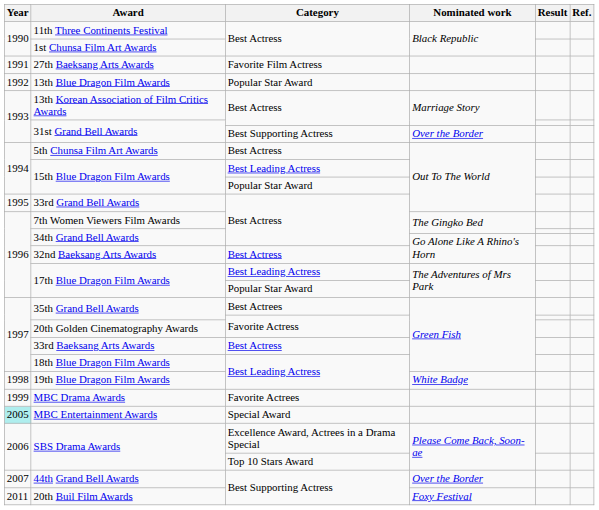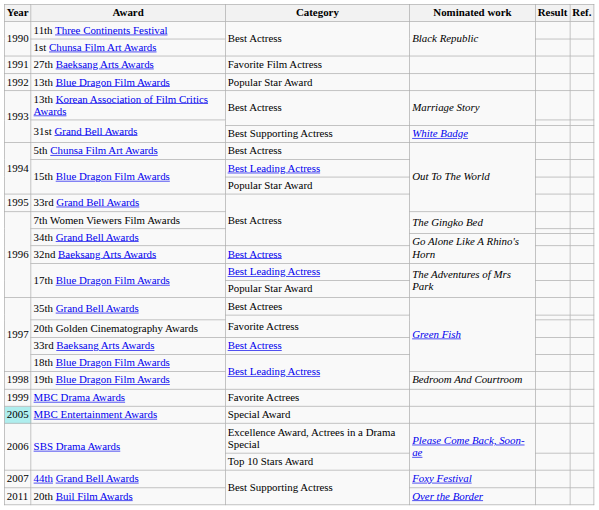(448, 133) Over the Border -> (440, 133) White Badge
(440, 380) White Badge -> (467, 380) Bedroom And Courtroom
(448, 479) Over the Border -> (442, 479) Foxy Festival
(442, 496) Foxy Festival -> (448, 496) Over the Border
